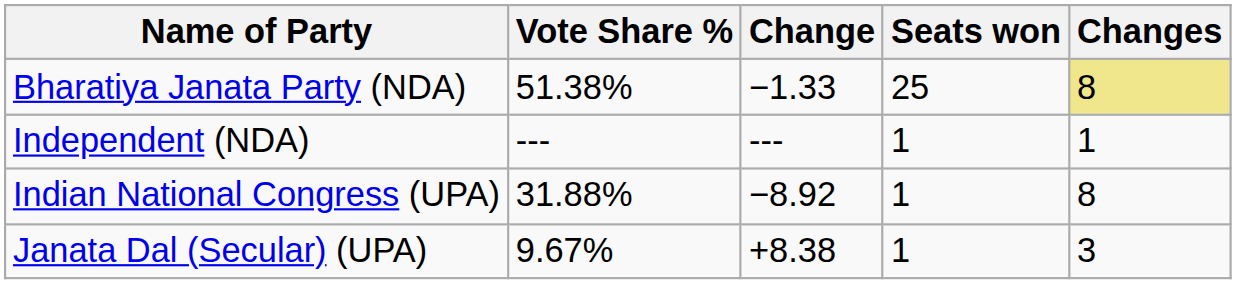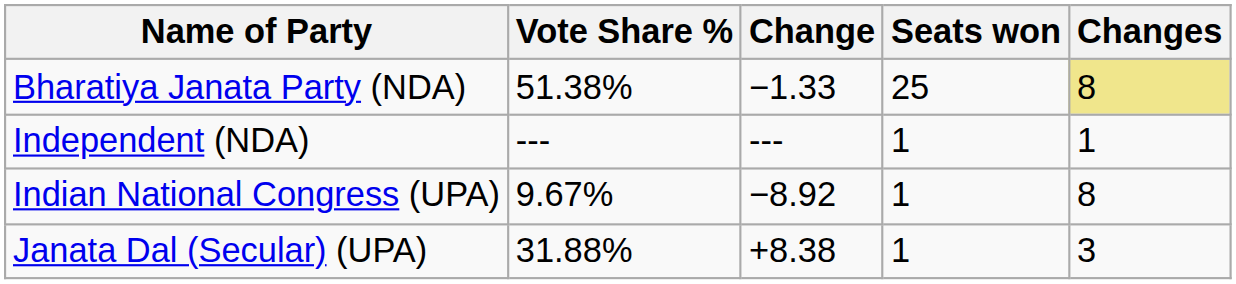(574, 195) 31.88% -> (565, 195) 9.67%
(565, 250) 9.67% -> (574, 250) 31.88%
